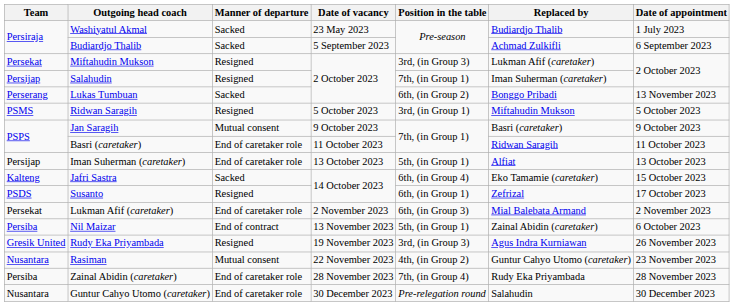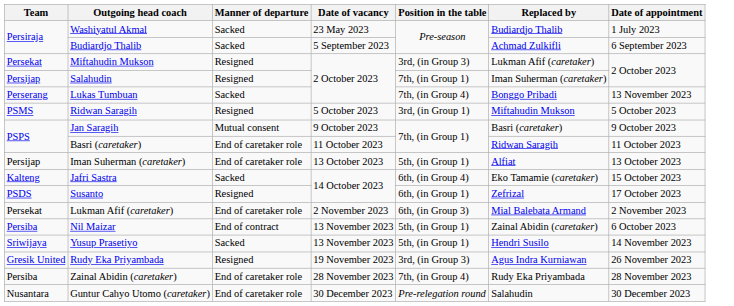(434, 95) 6th, (in Group 2) -> (434, 95) 7th, (in Group 4)
+ row: (104, 243)
- row: (88, 260)
